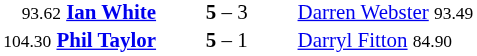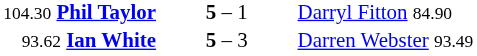rows swapped: (89, 11) <-> (80, 40)
